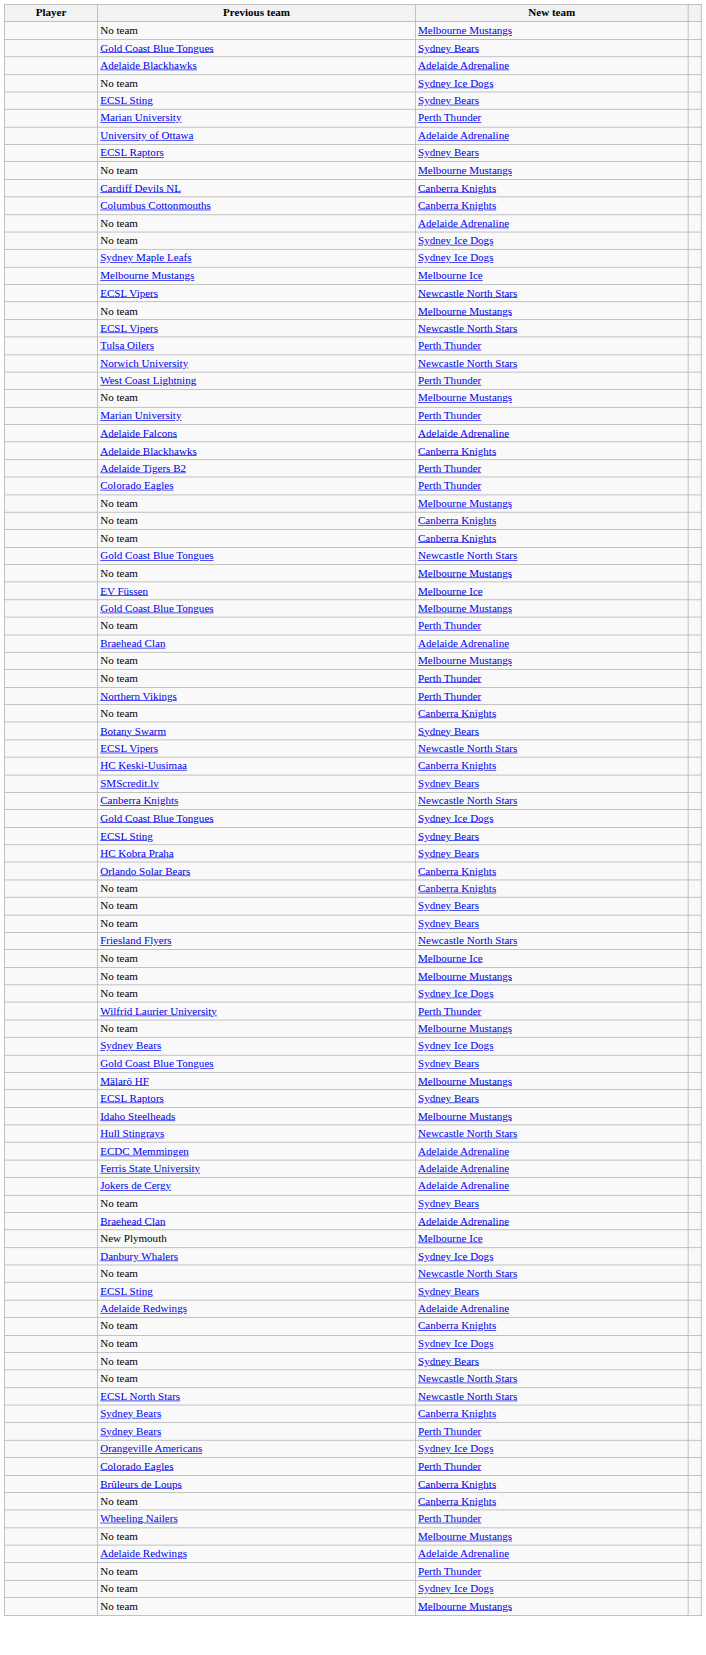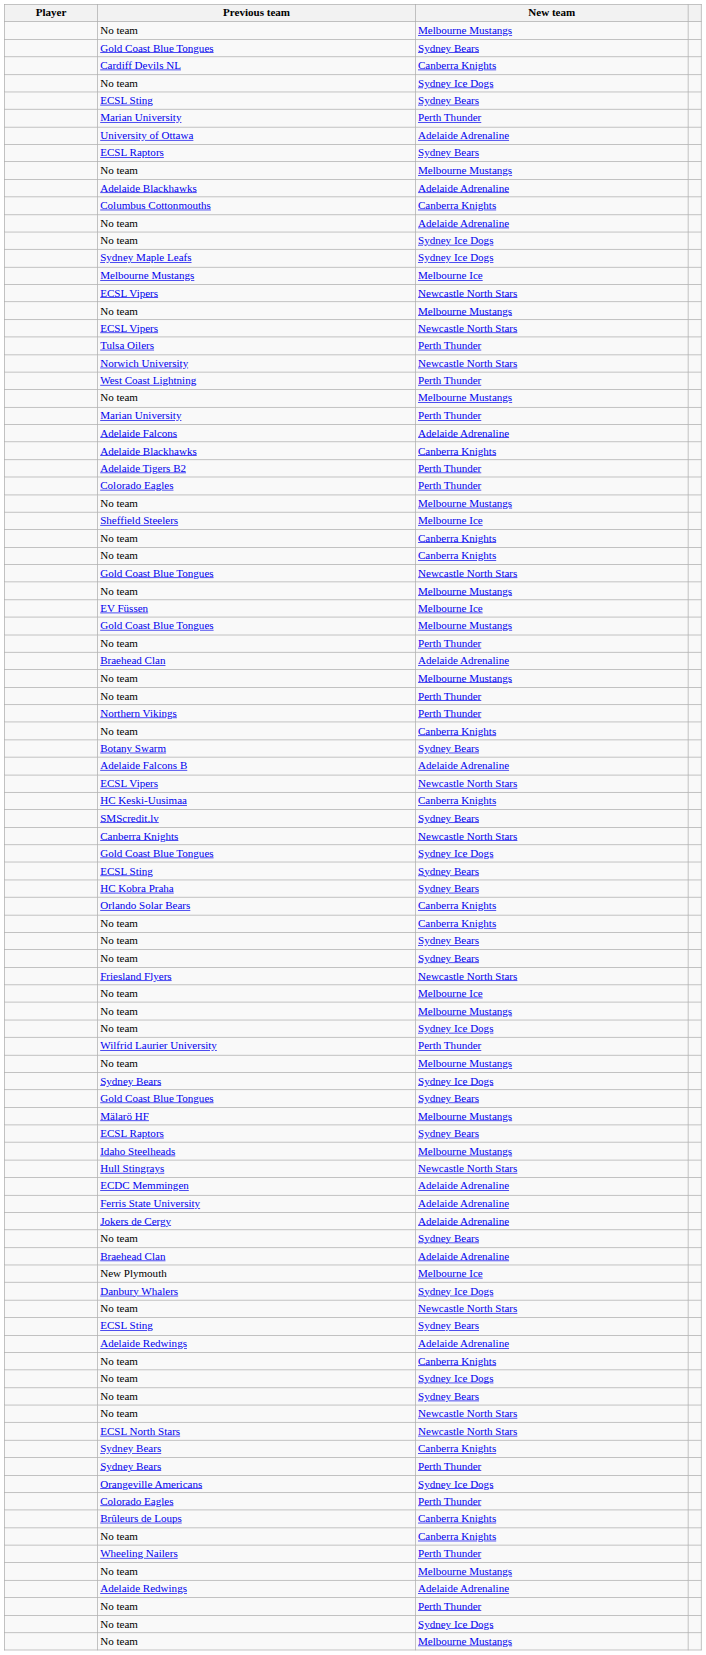rows swapped: (141, 188) <-> (148, 65)
+ row: (139, 521)
+ row: (144, 766)
